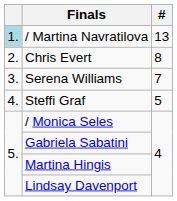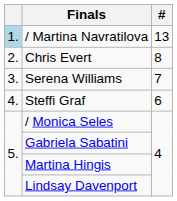(158, 100) 5 -> (158, 100) 6
